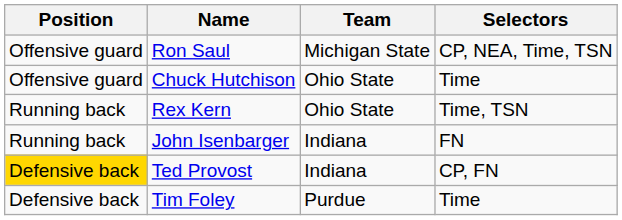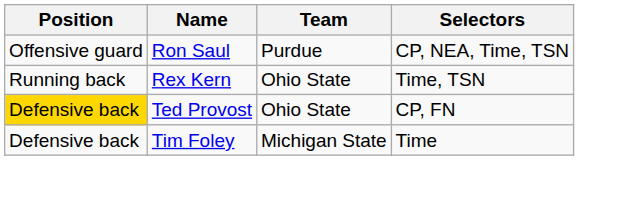(367, 50) Michigan State -> (292, 50) Purdue
- row: (224, 80)
- row: (220, 140)
(335, 170) Indiana -> (306, 110) Ohio State
(335, 200) Purdue -> (324, 140) Michigan State
